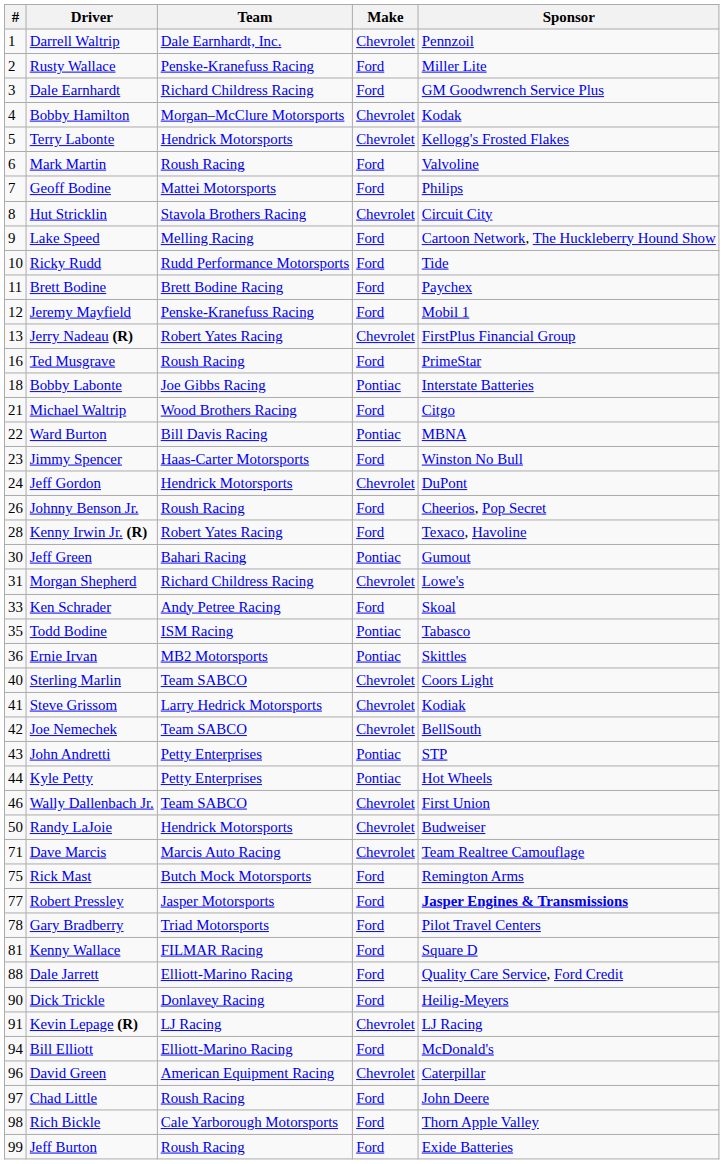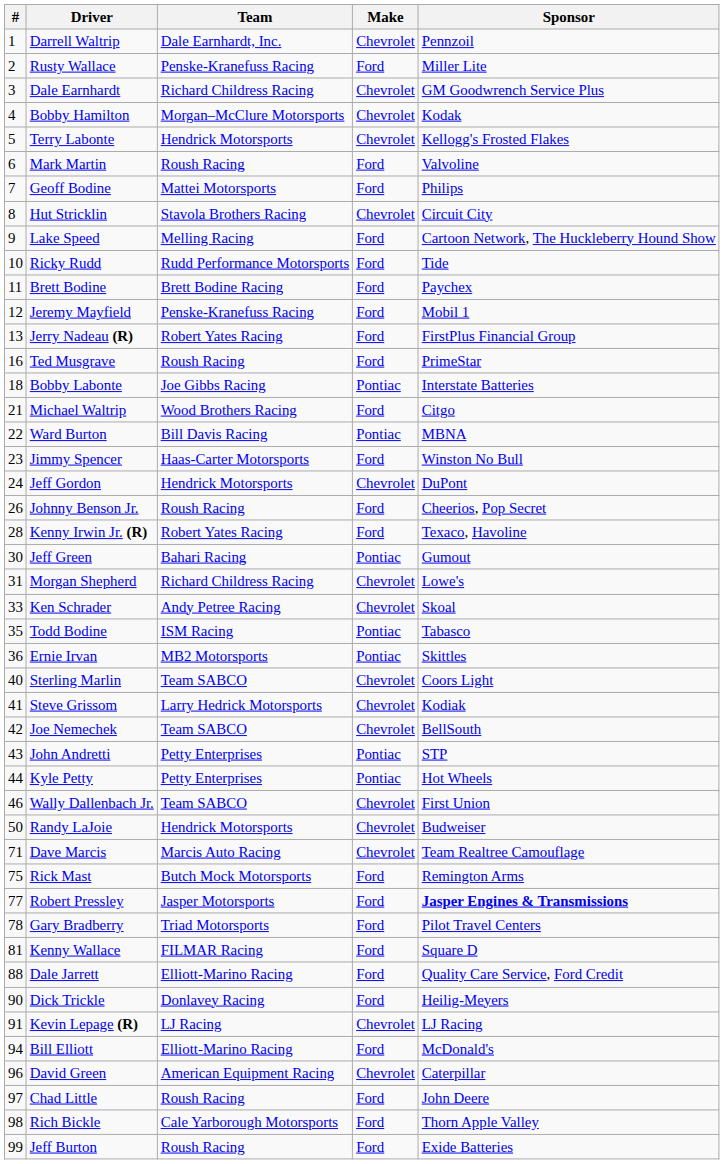(370, 90) Ford -> (385, 90) Chevrolet
(385, 336) Chevrolet -> (370, 336) Ford
(370, 606) Ford -> (385, 606) Chevrolet
